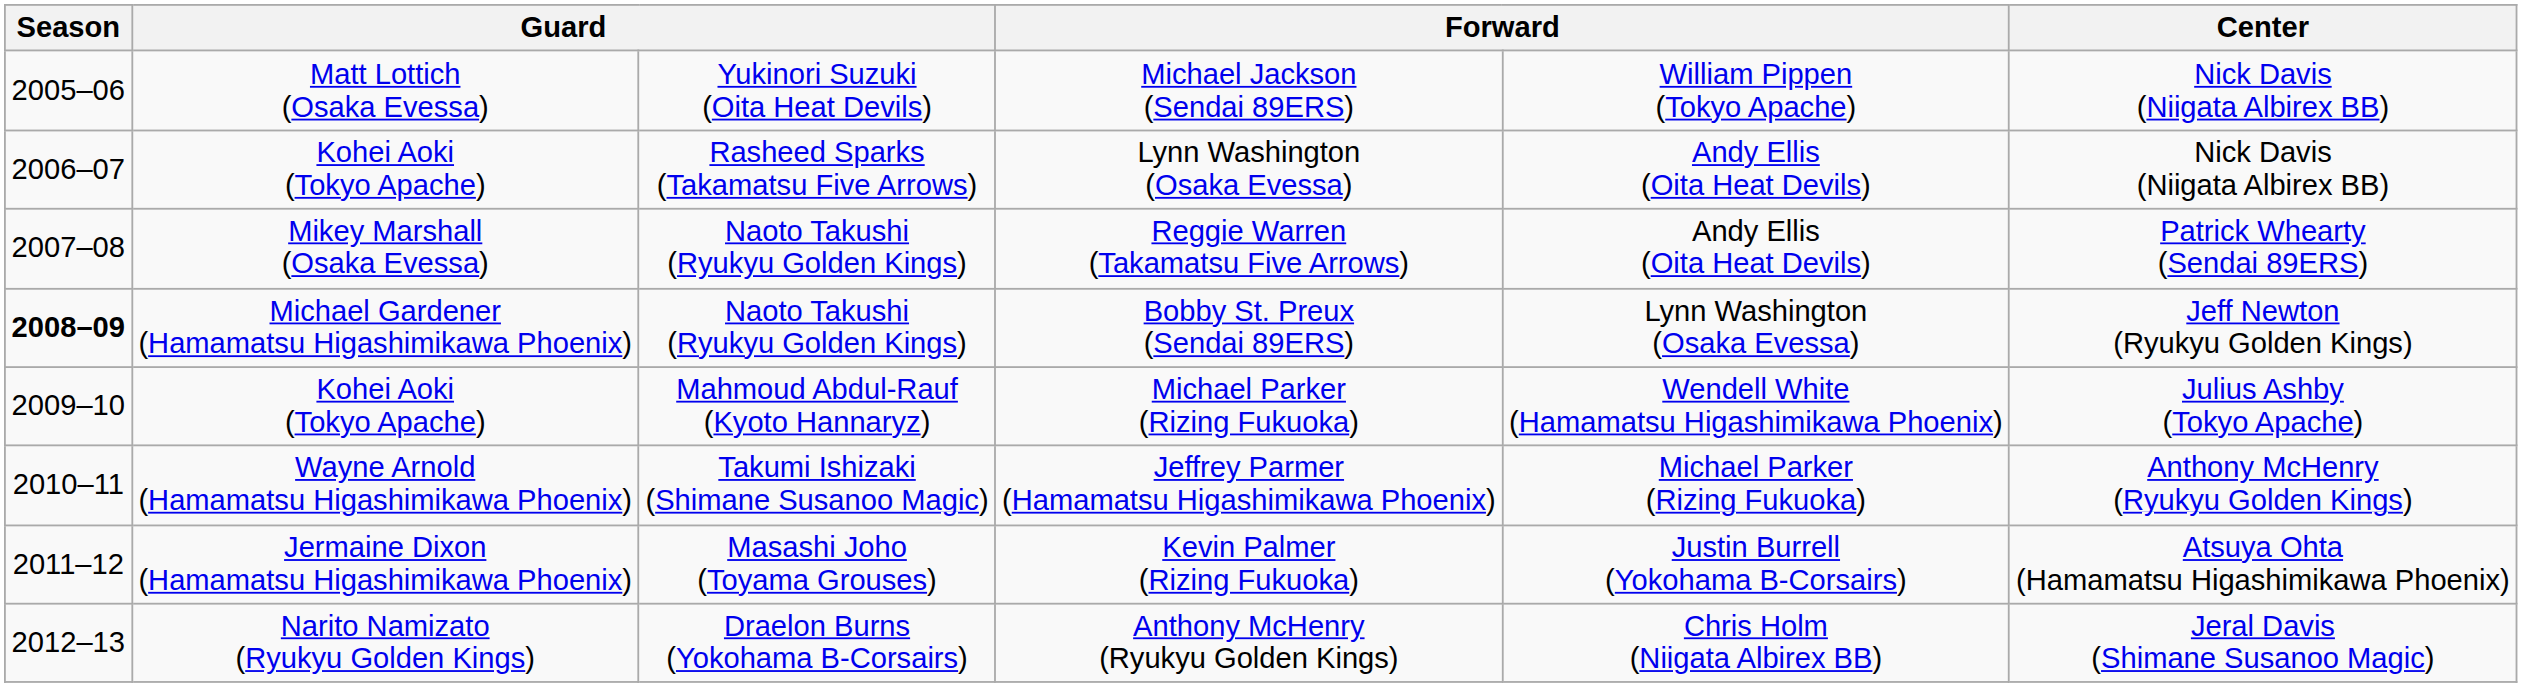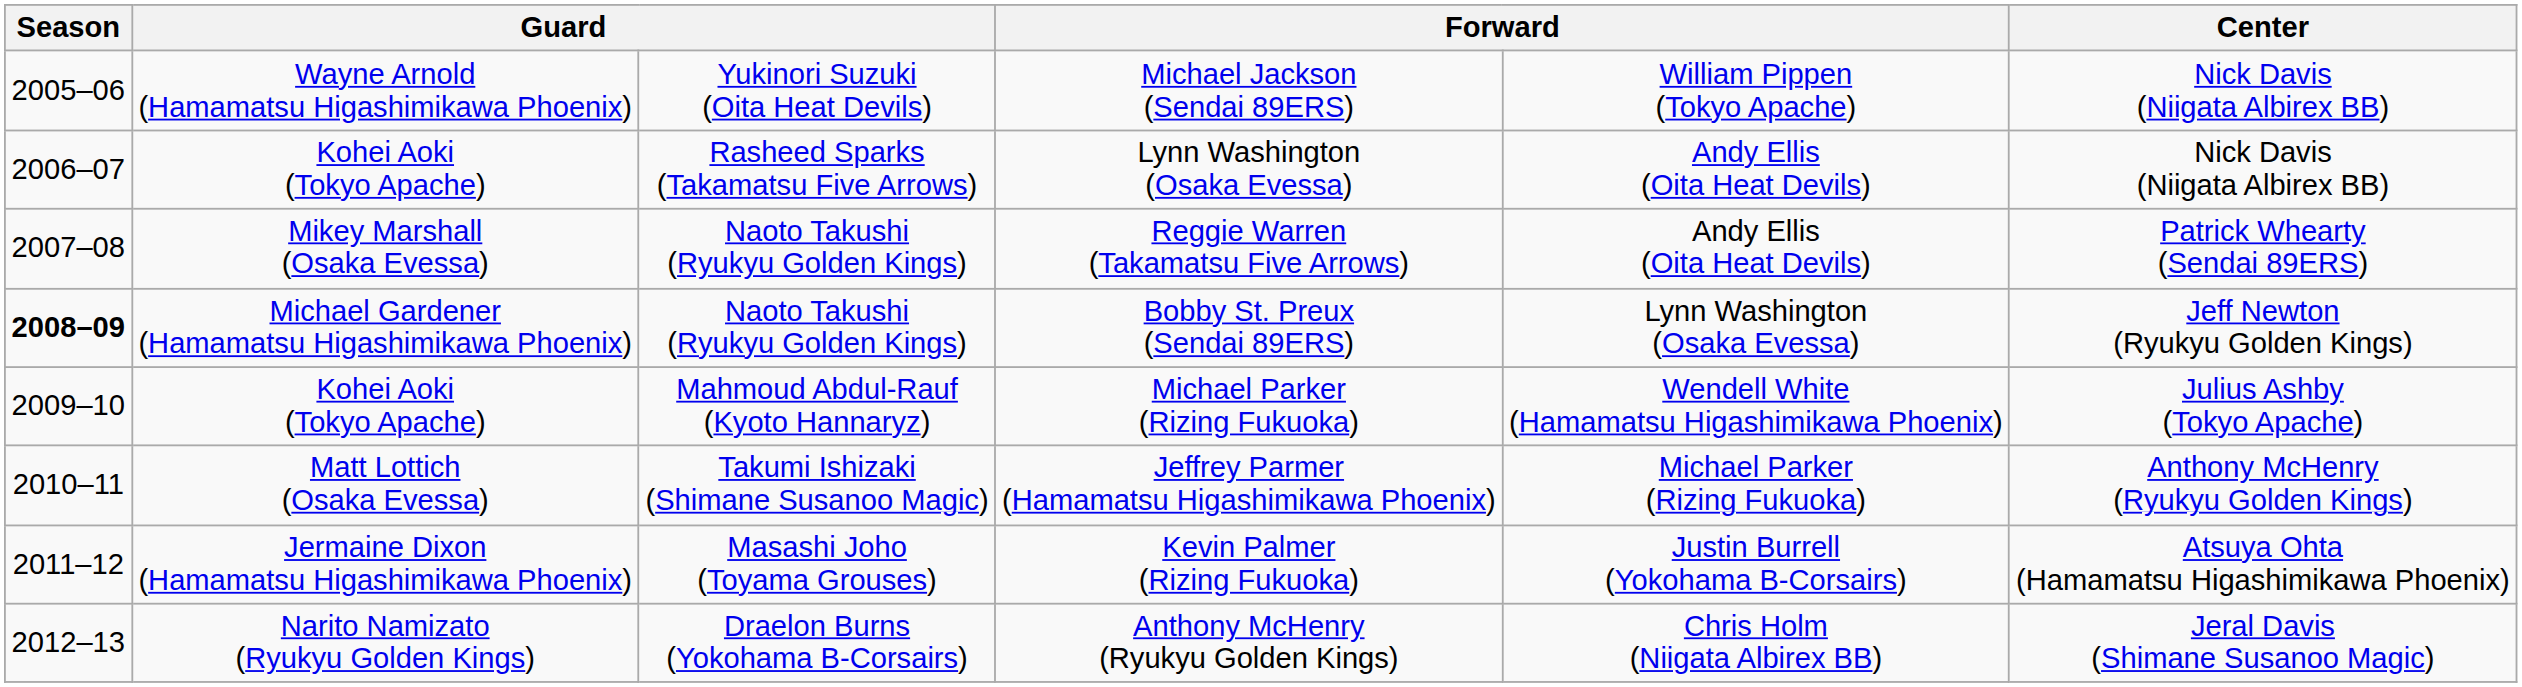(385, 90) Matt Lottich (Osaka Evessa) -> (385, 90) Wayne Arnold (Hamamatsu Higashimikawa Phoenix)
(385, 484) Wayne Arnold (Hamamatsu Higashimikawa Phoenix) -> (385, 484) Matt Lottich (Osaka Evessa)
